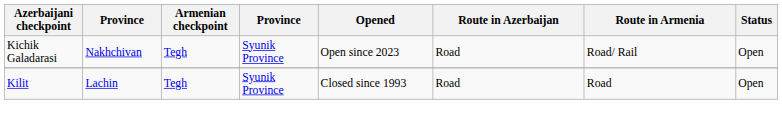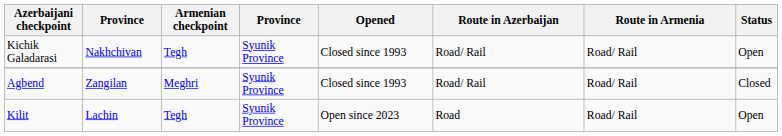(360, 51) Open since 2023 -> (363, 51) Closed since 1993
(448, 51) Road -> (461, 51) Road/ Rail
+ row: (26, 83)
(363, 83) Closed since 1993 -> (360, 115) Open since 2023
(599, 83) Road -> (612, 115) Road/ Rail
